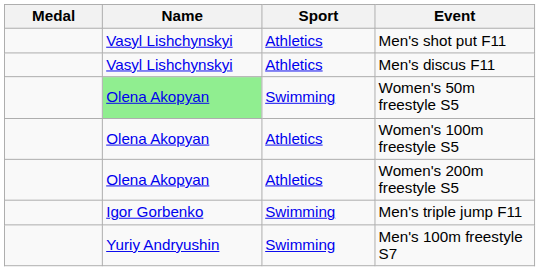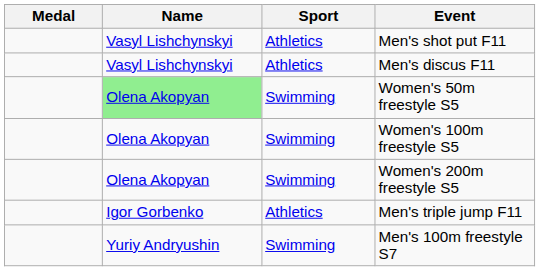(294, 138) Athletics -> (300, 138) Swimming
(294, 179) Athletics -> (300, 179) Swimming
(300, 212) Swimming -> (294, 212) Athletics
